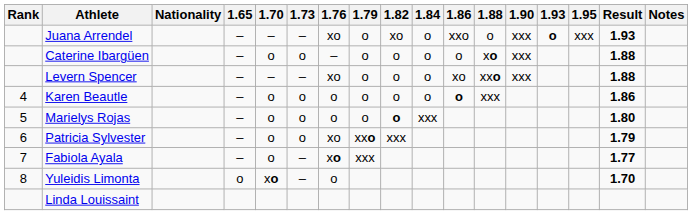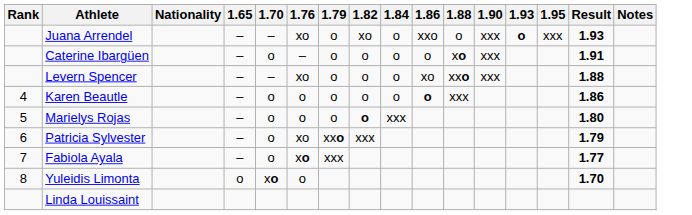- column: (302, 15)
(623, 56) 1.88 -> (591, 56) 1.91
